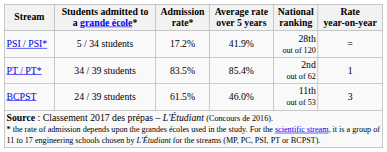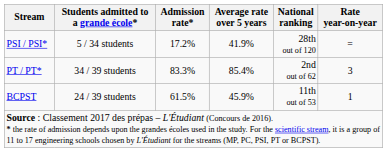(183, 70) 83.5% -> (183, 70) 83.3%
(350, 70) 1 -> (350, 70) 3
(241, 97) 46.0% -> (241, 97) 45.9%
(350, 97) 3 -> (350, 97) 1
